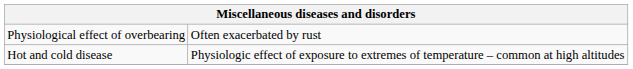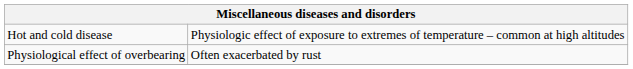rows swapped: (60, 54) <-> (96, 34)
